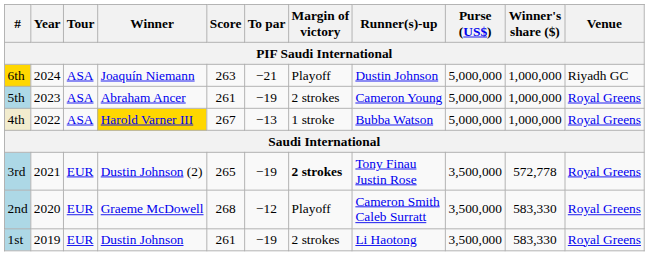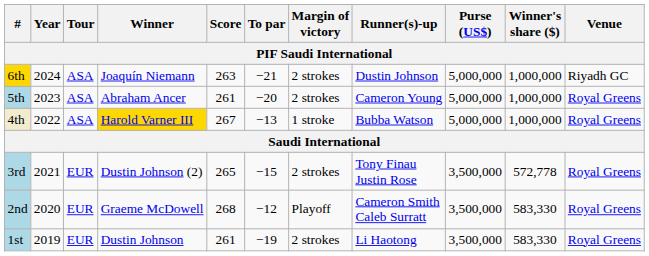(311, 75) Playoff -> (316, 75) 2 strokes
(267, 97) −19 -> (267, 97) −20
(267, 171) −19 -> (267, 171) −15
(317, 171) bold -> (316, 171) normal
